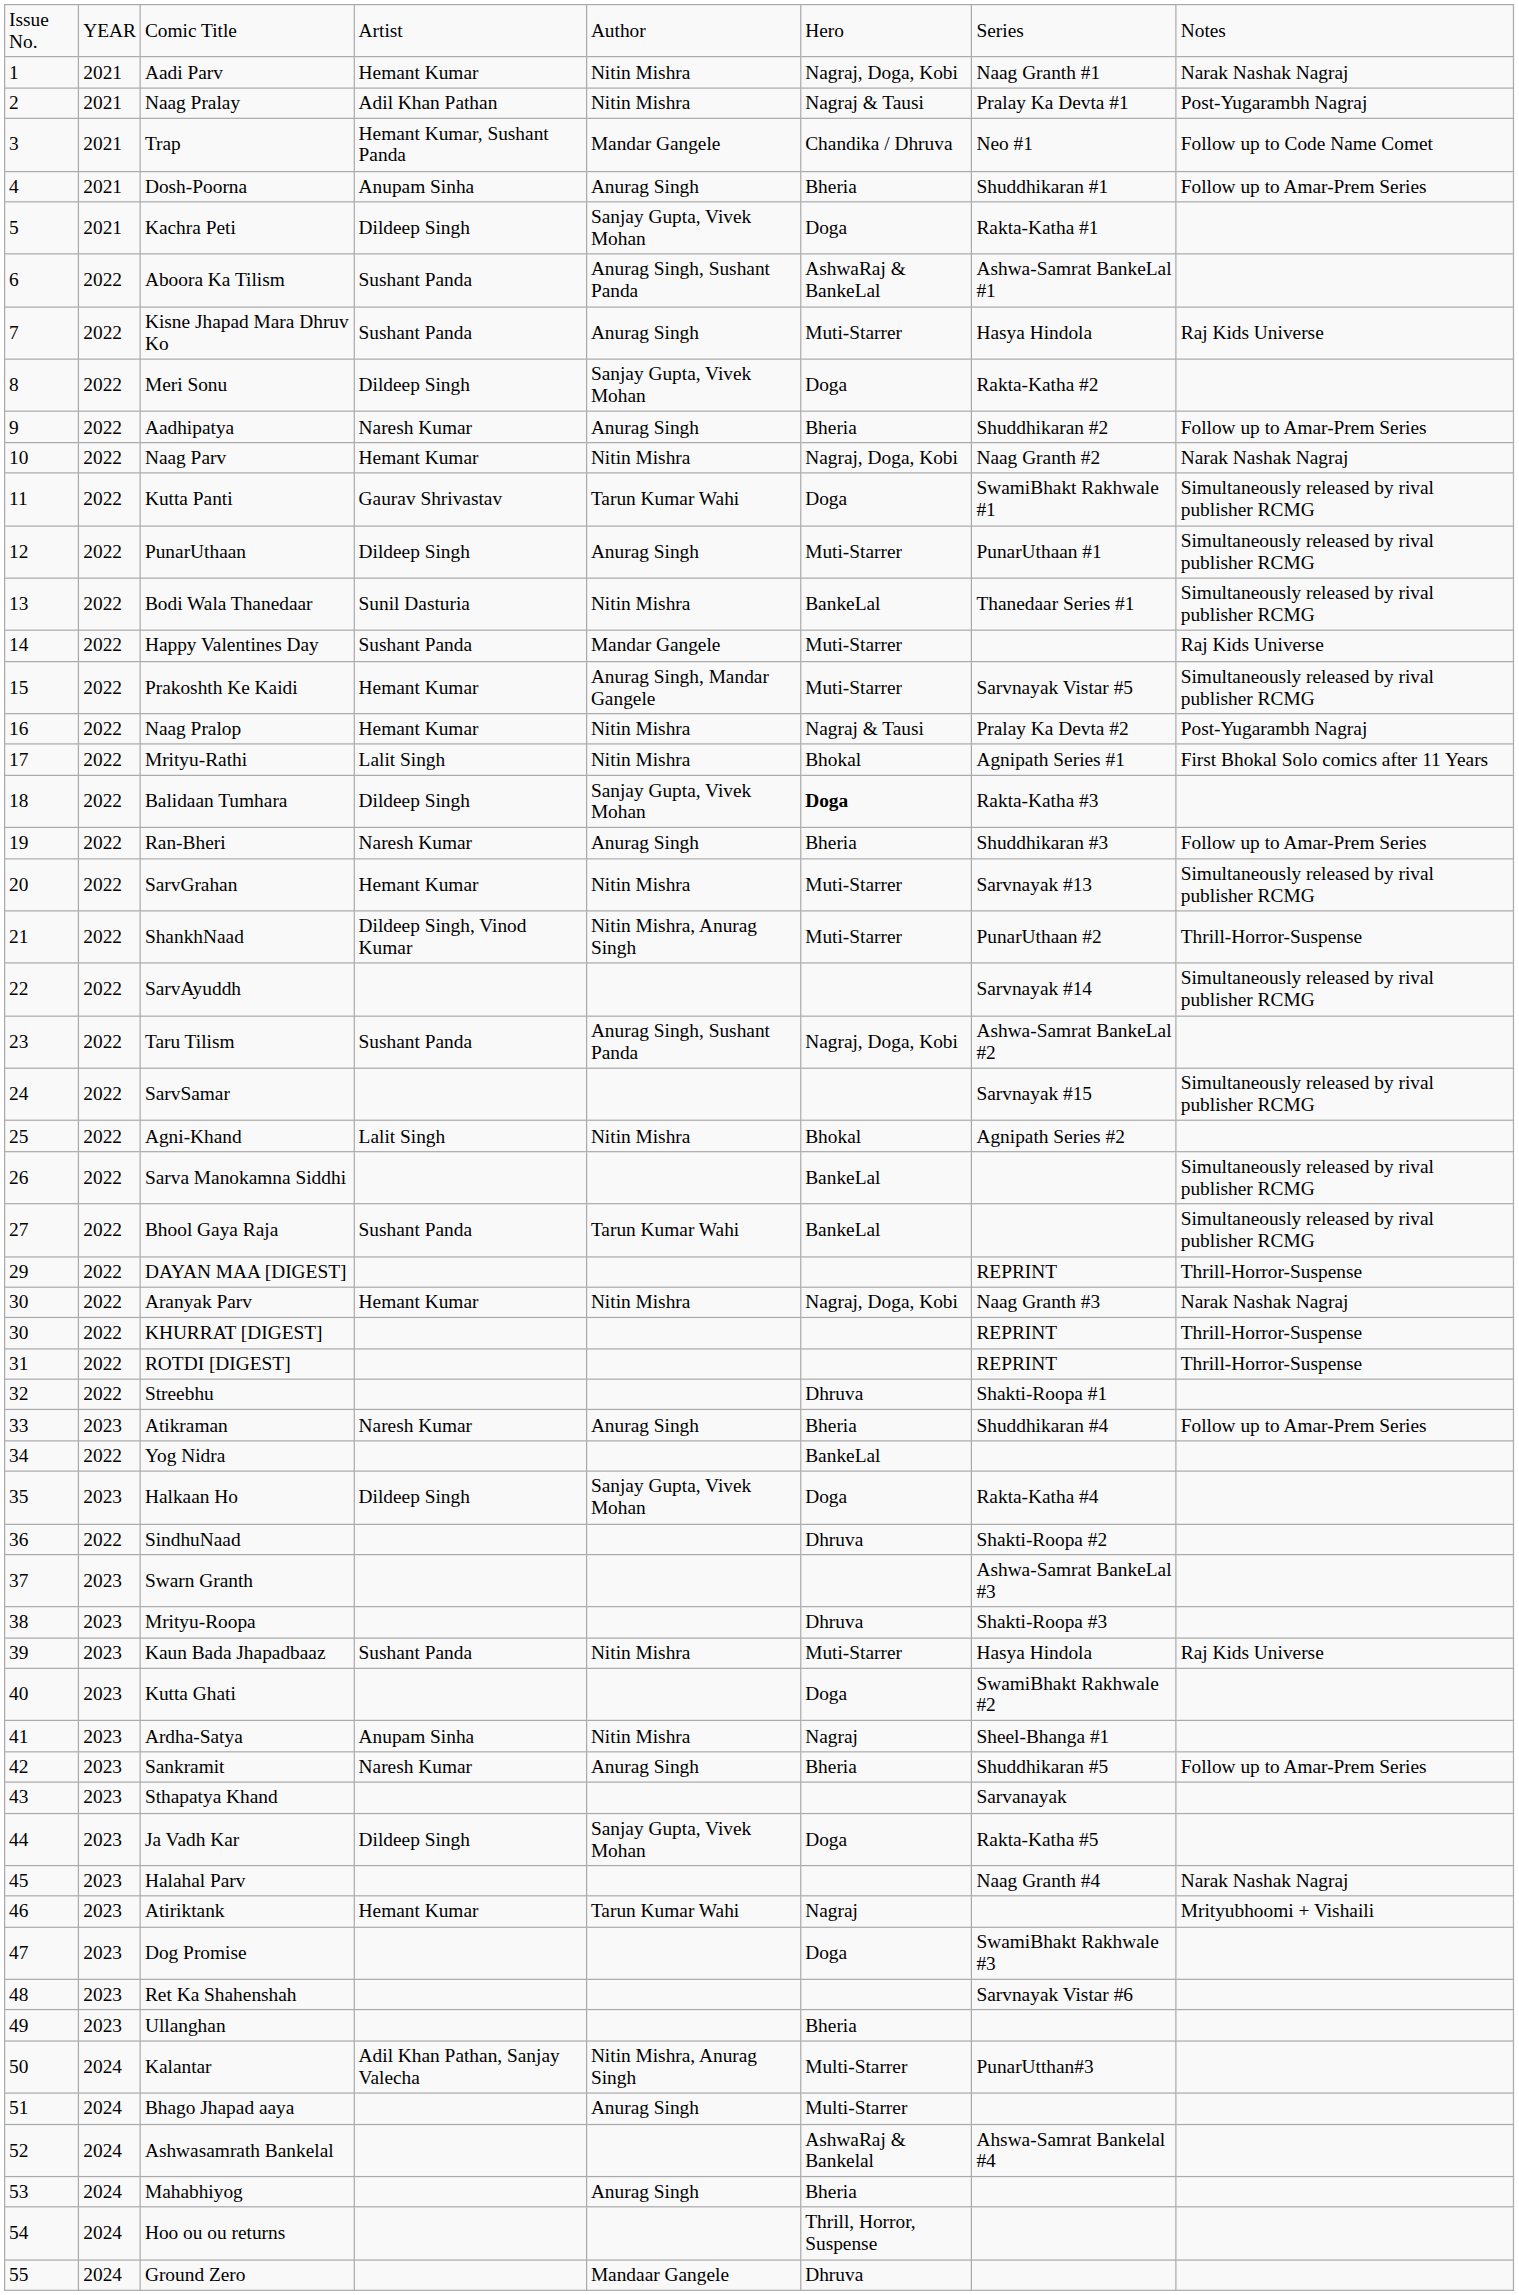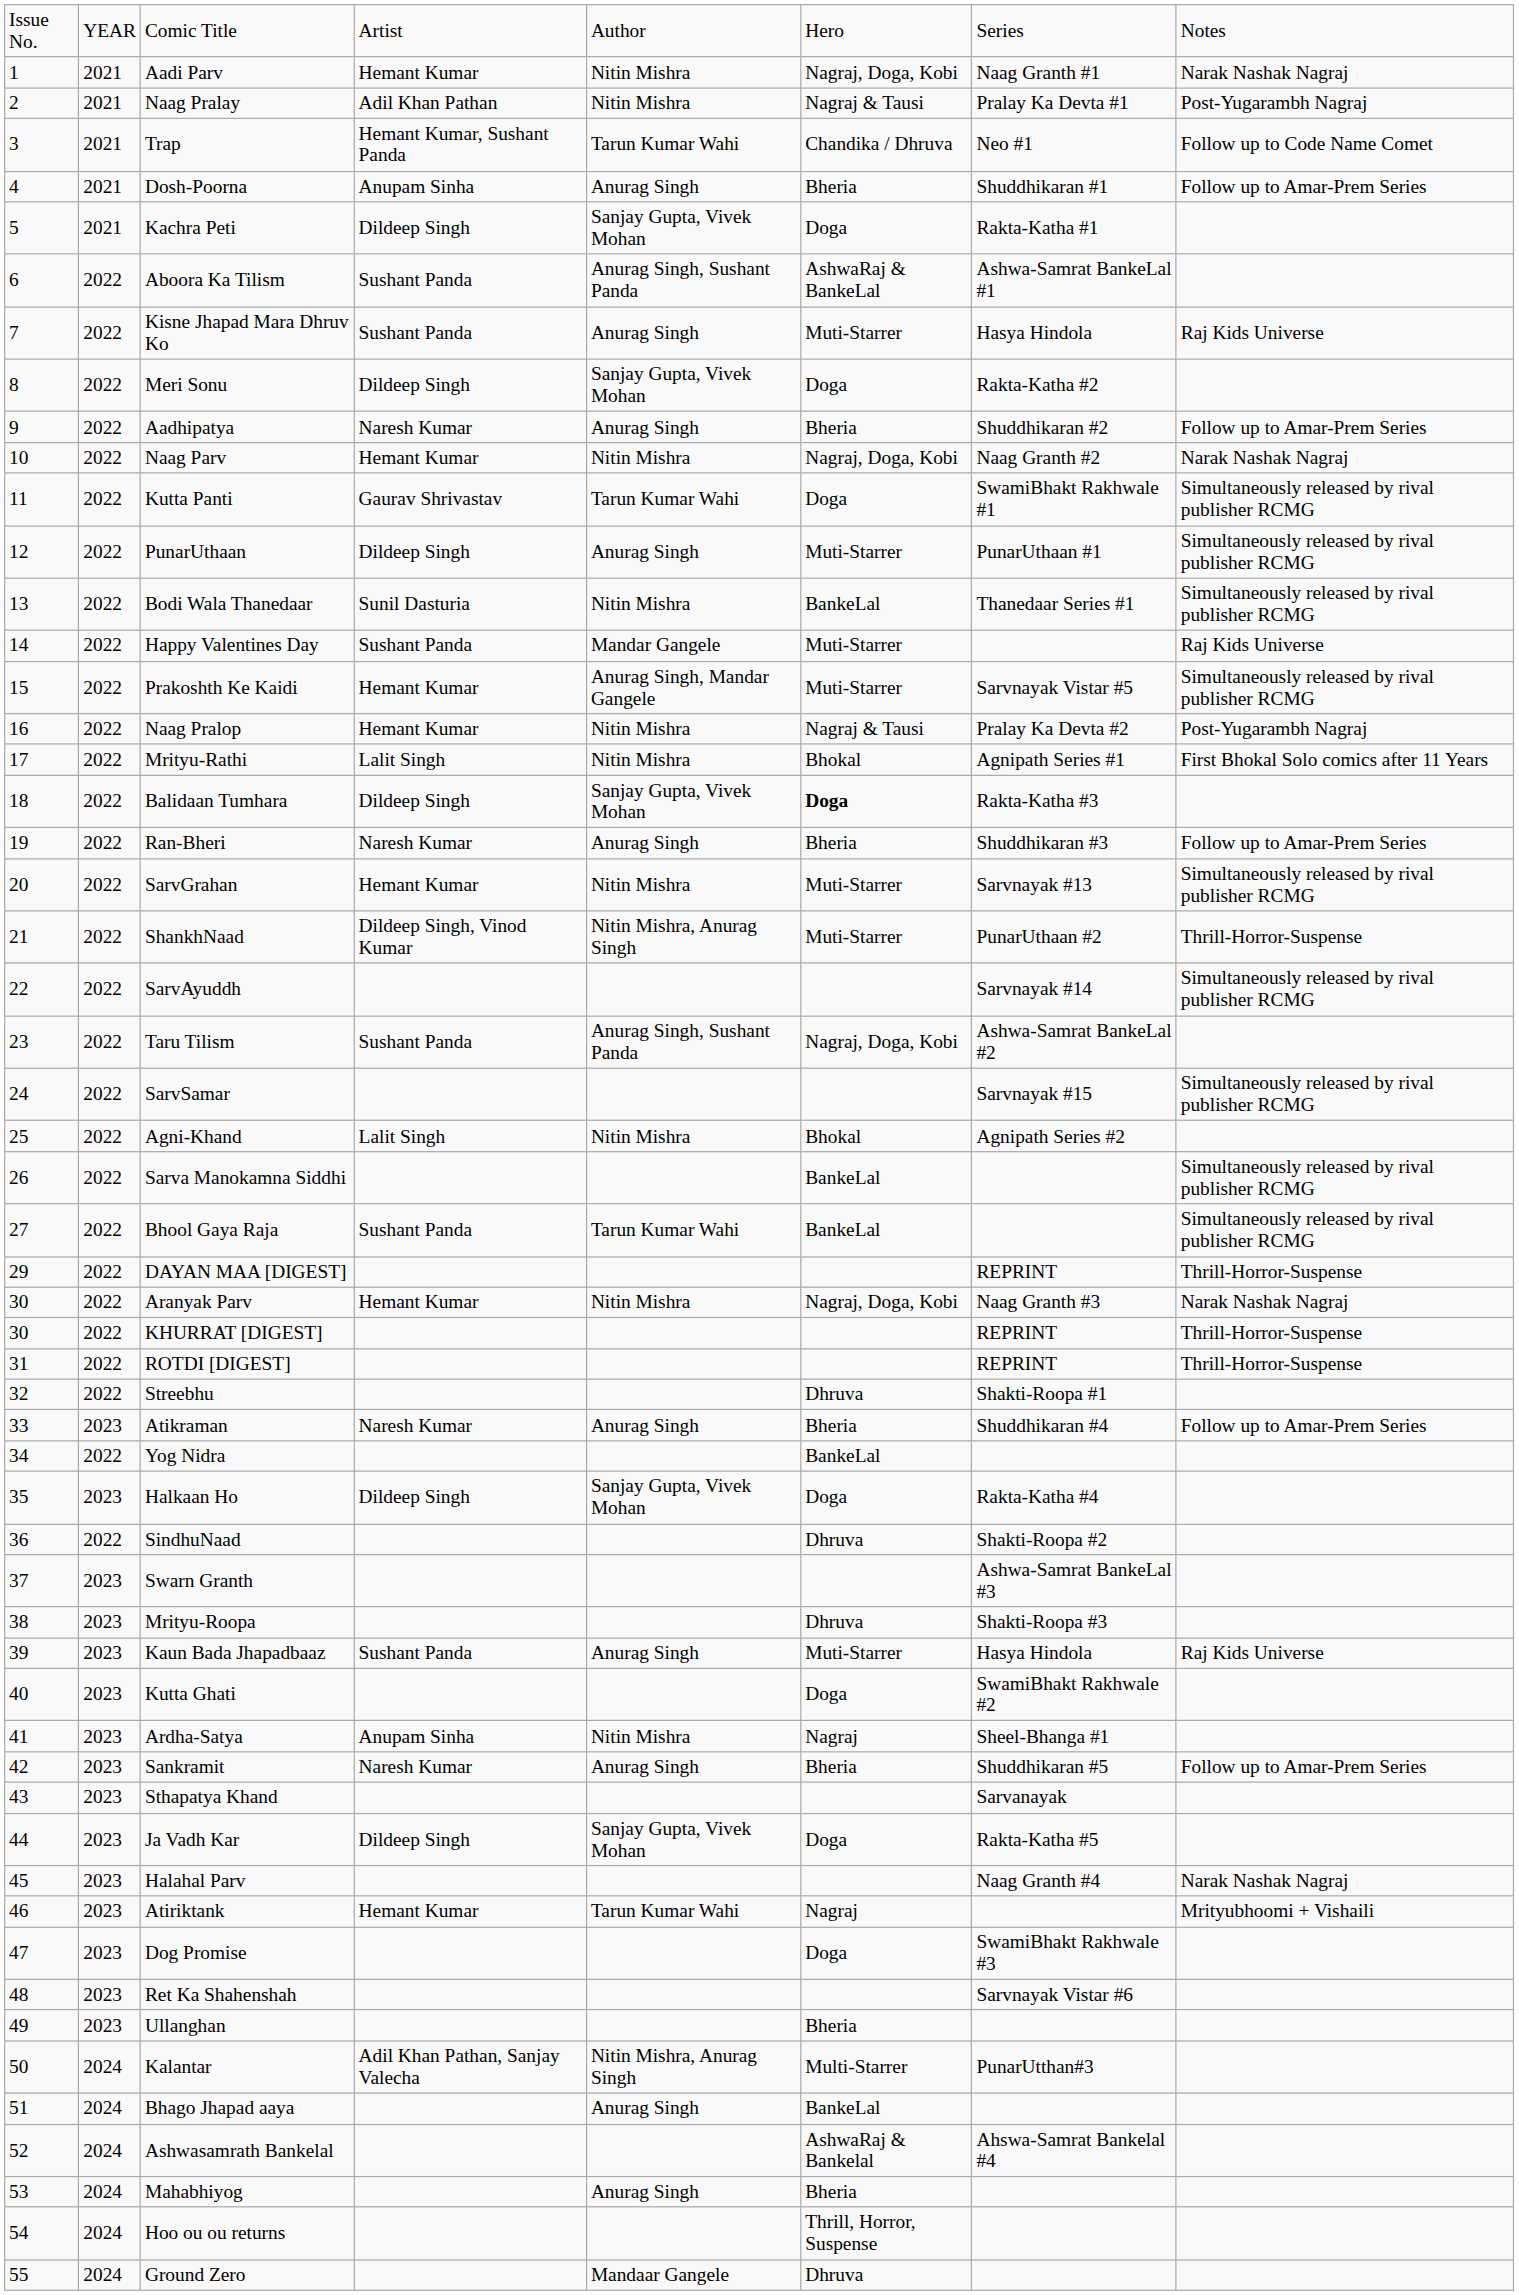(656, 144) Mandar Gangele -> (665, 144) Tarun Kumar Wahi
(641, 1652) Nitin Mishra -> (645, 1652) Anurag Singh
(856, 2108) Multi-Starrer -> (843, 2108) BankeLal
